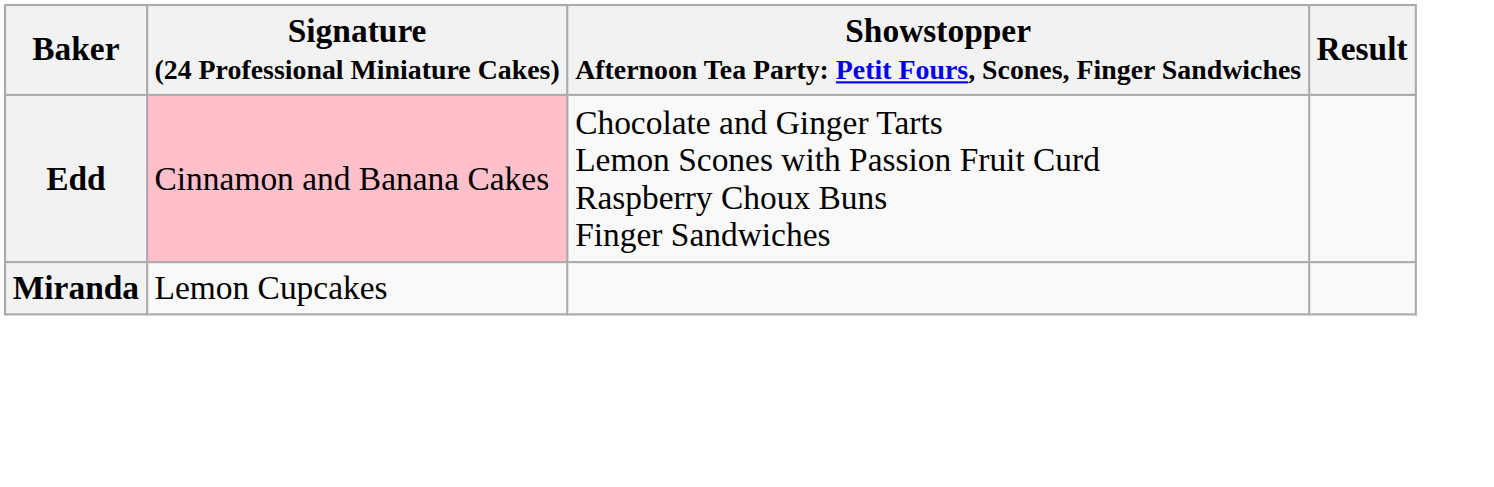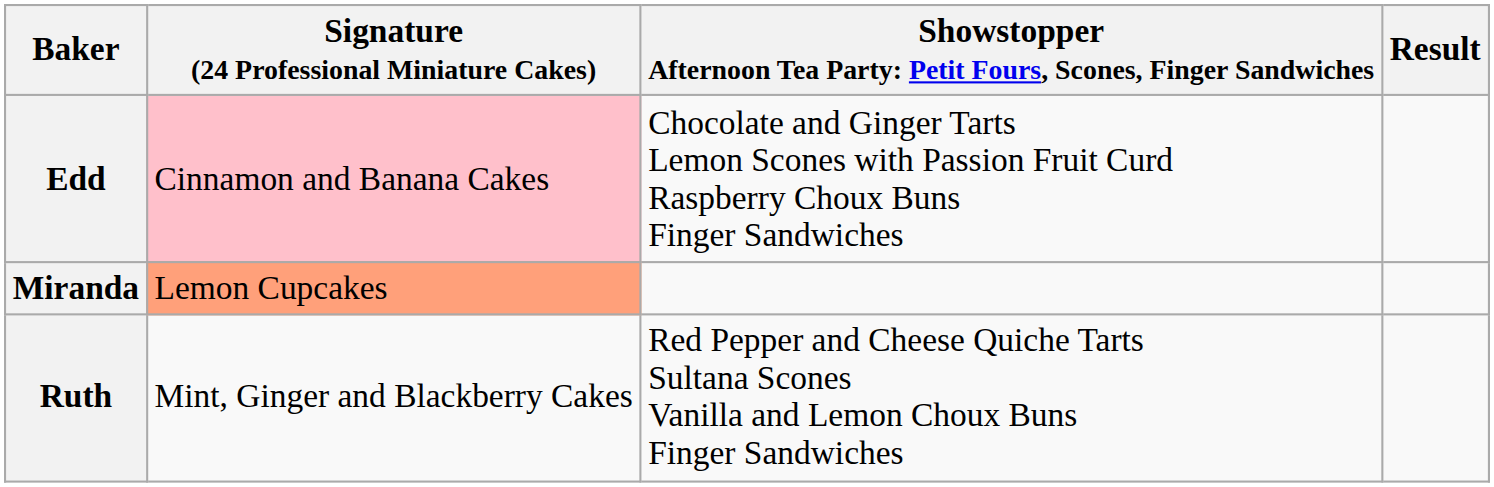(271, 287) no background -> (271, 287) lightsalmon background
+ row: (76, 397)
